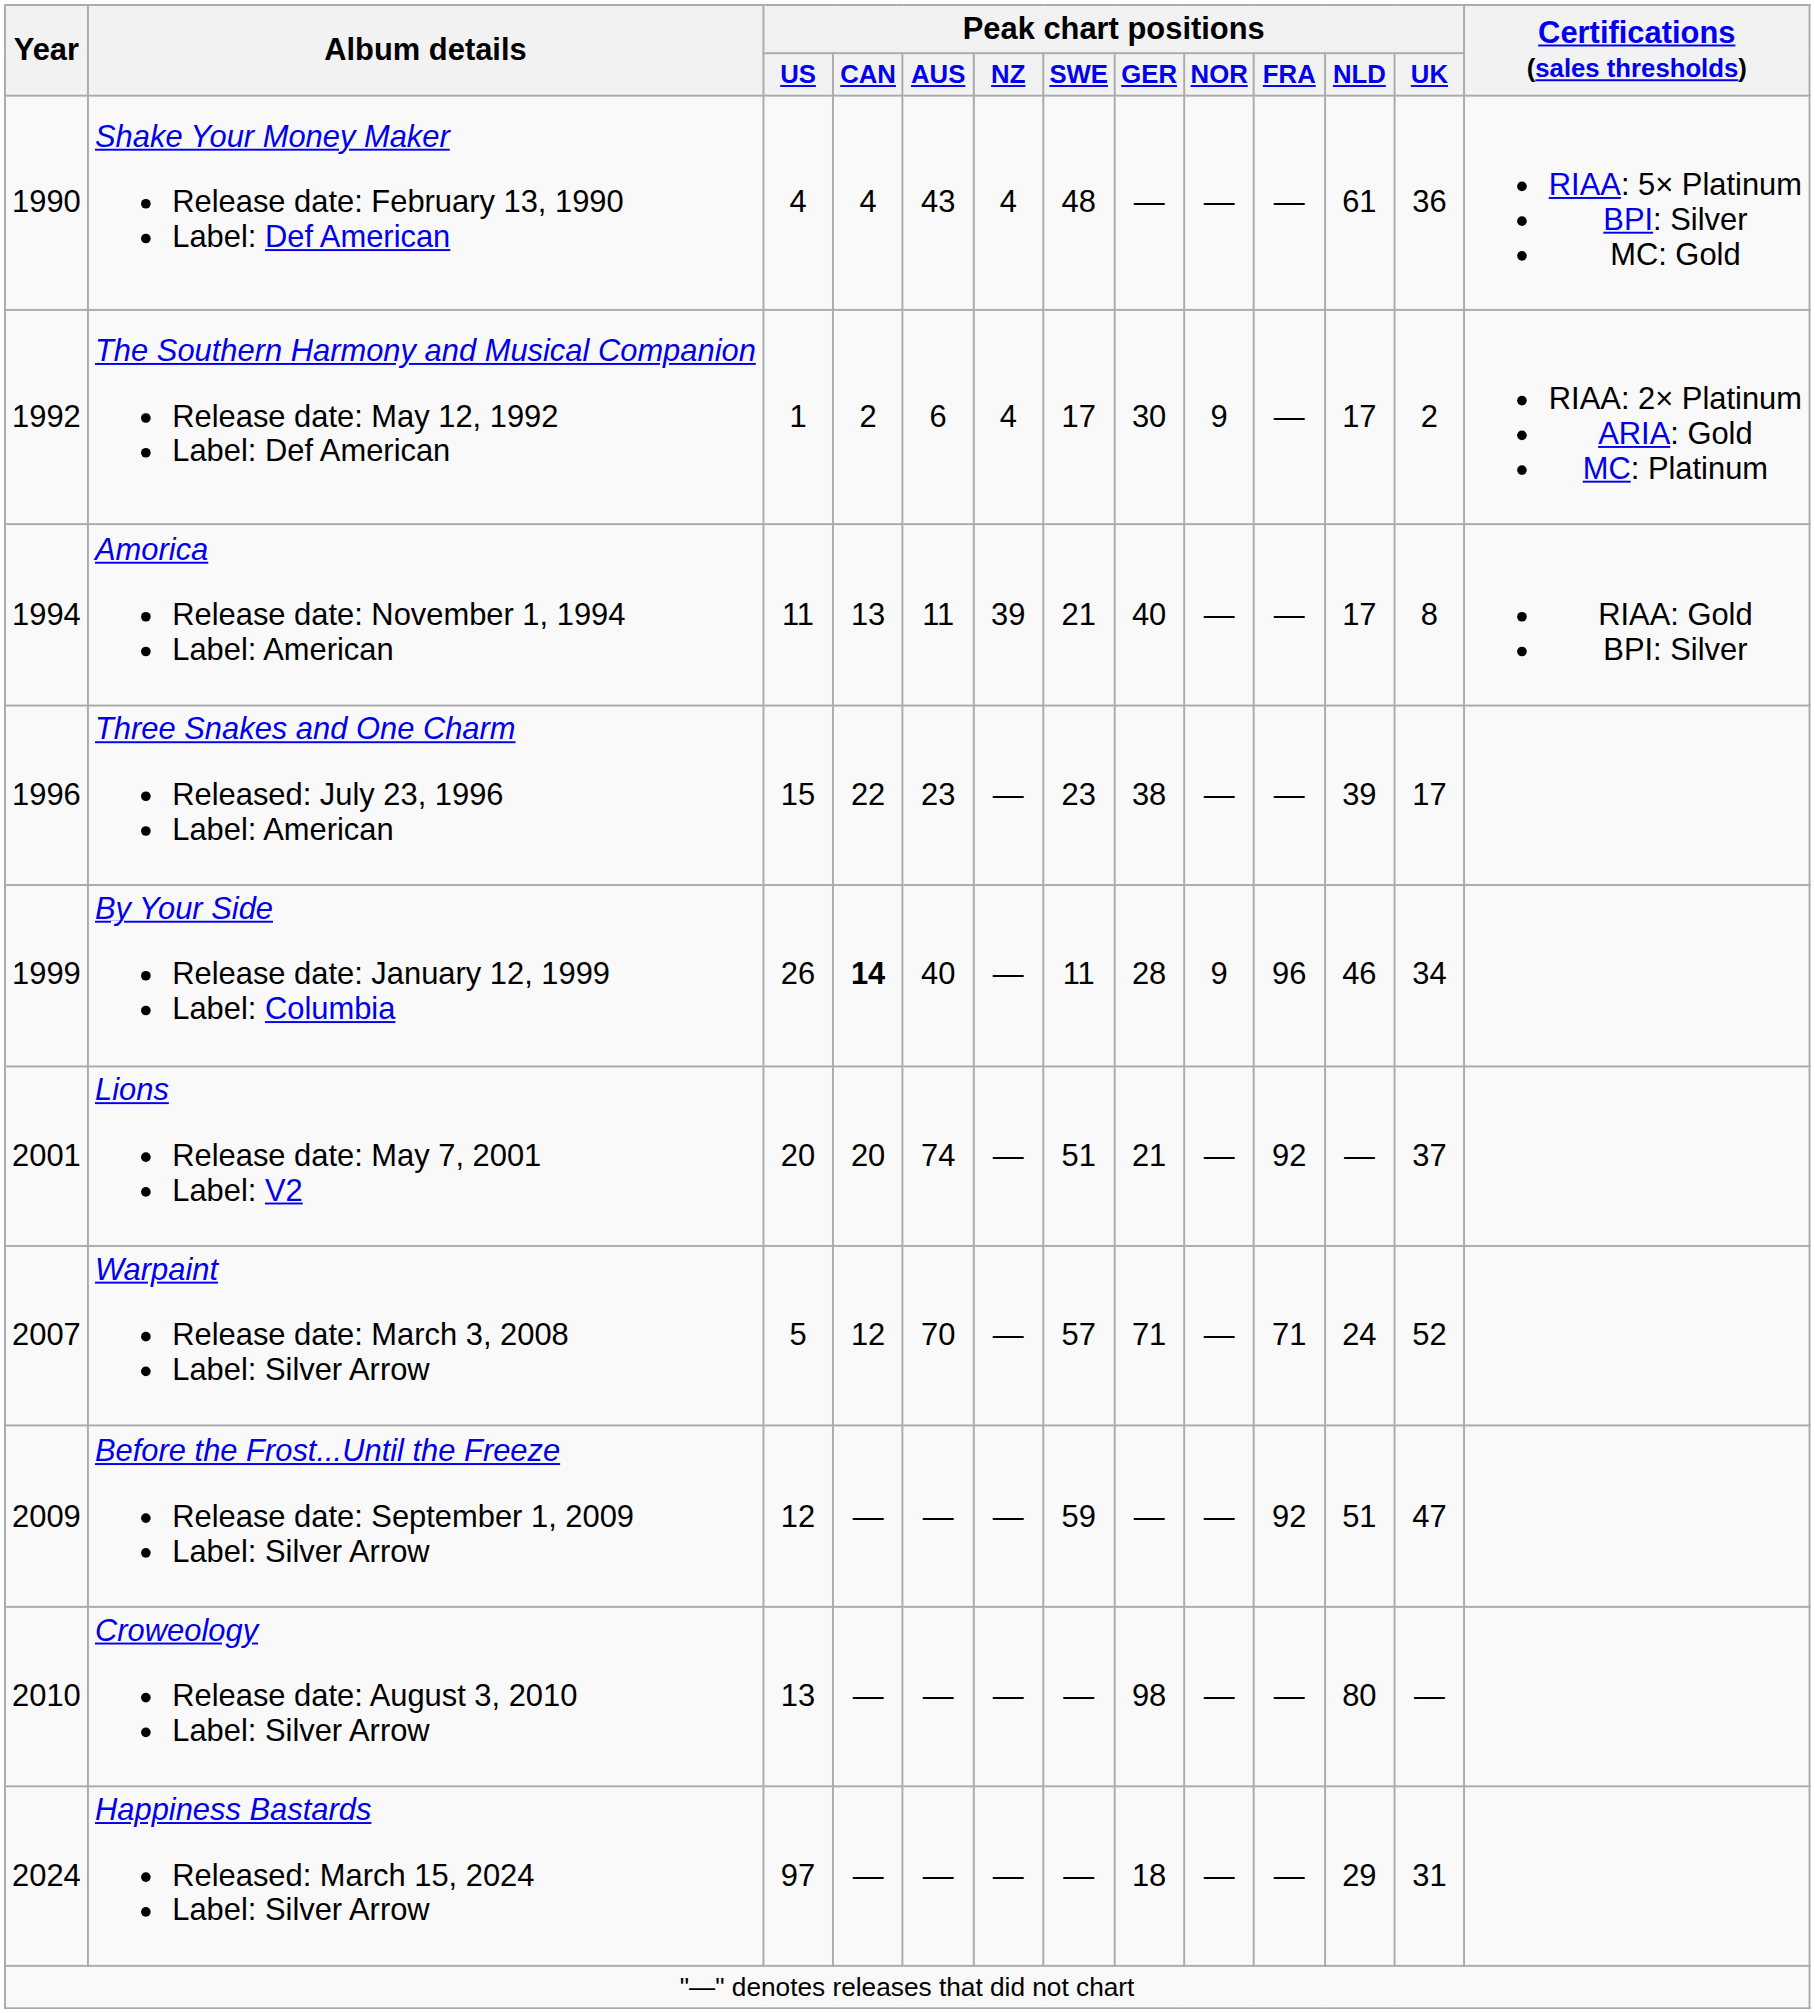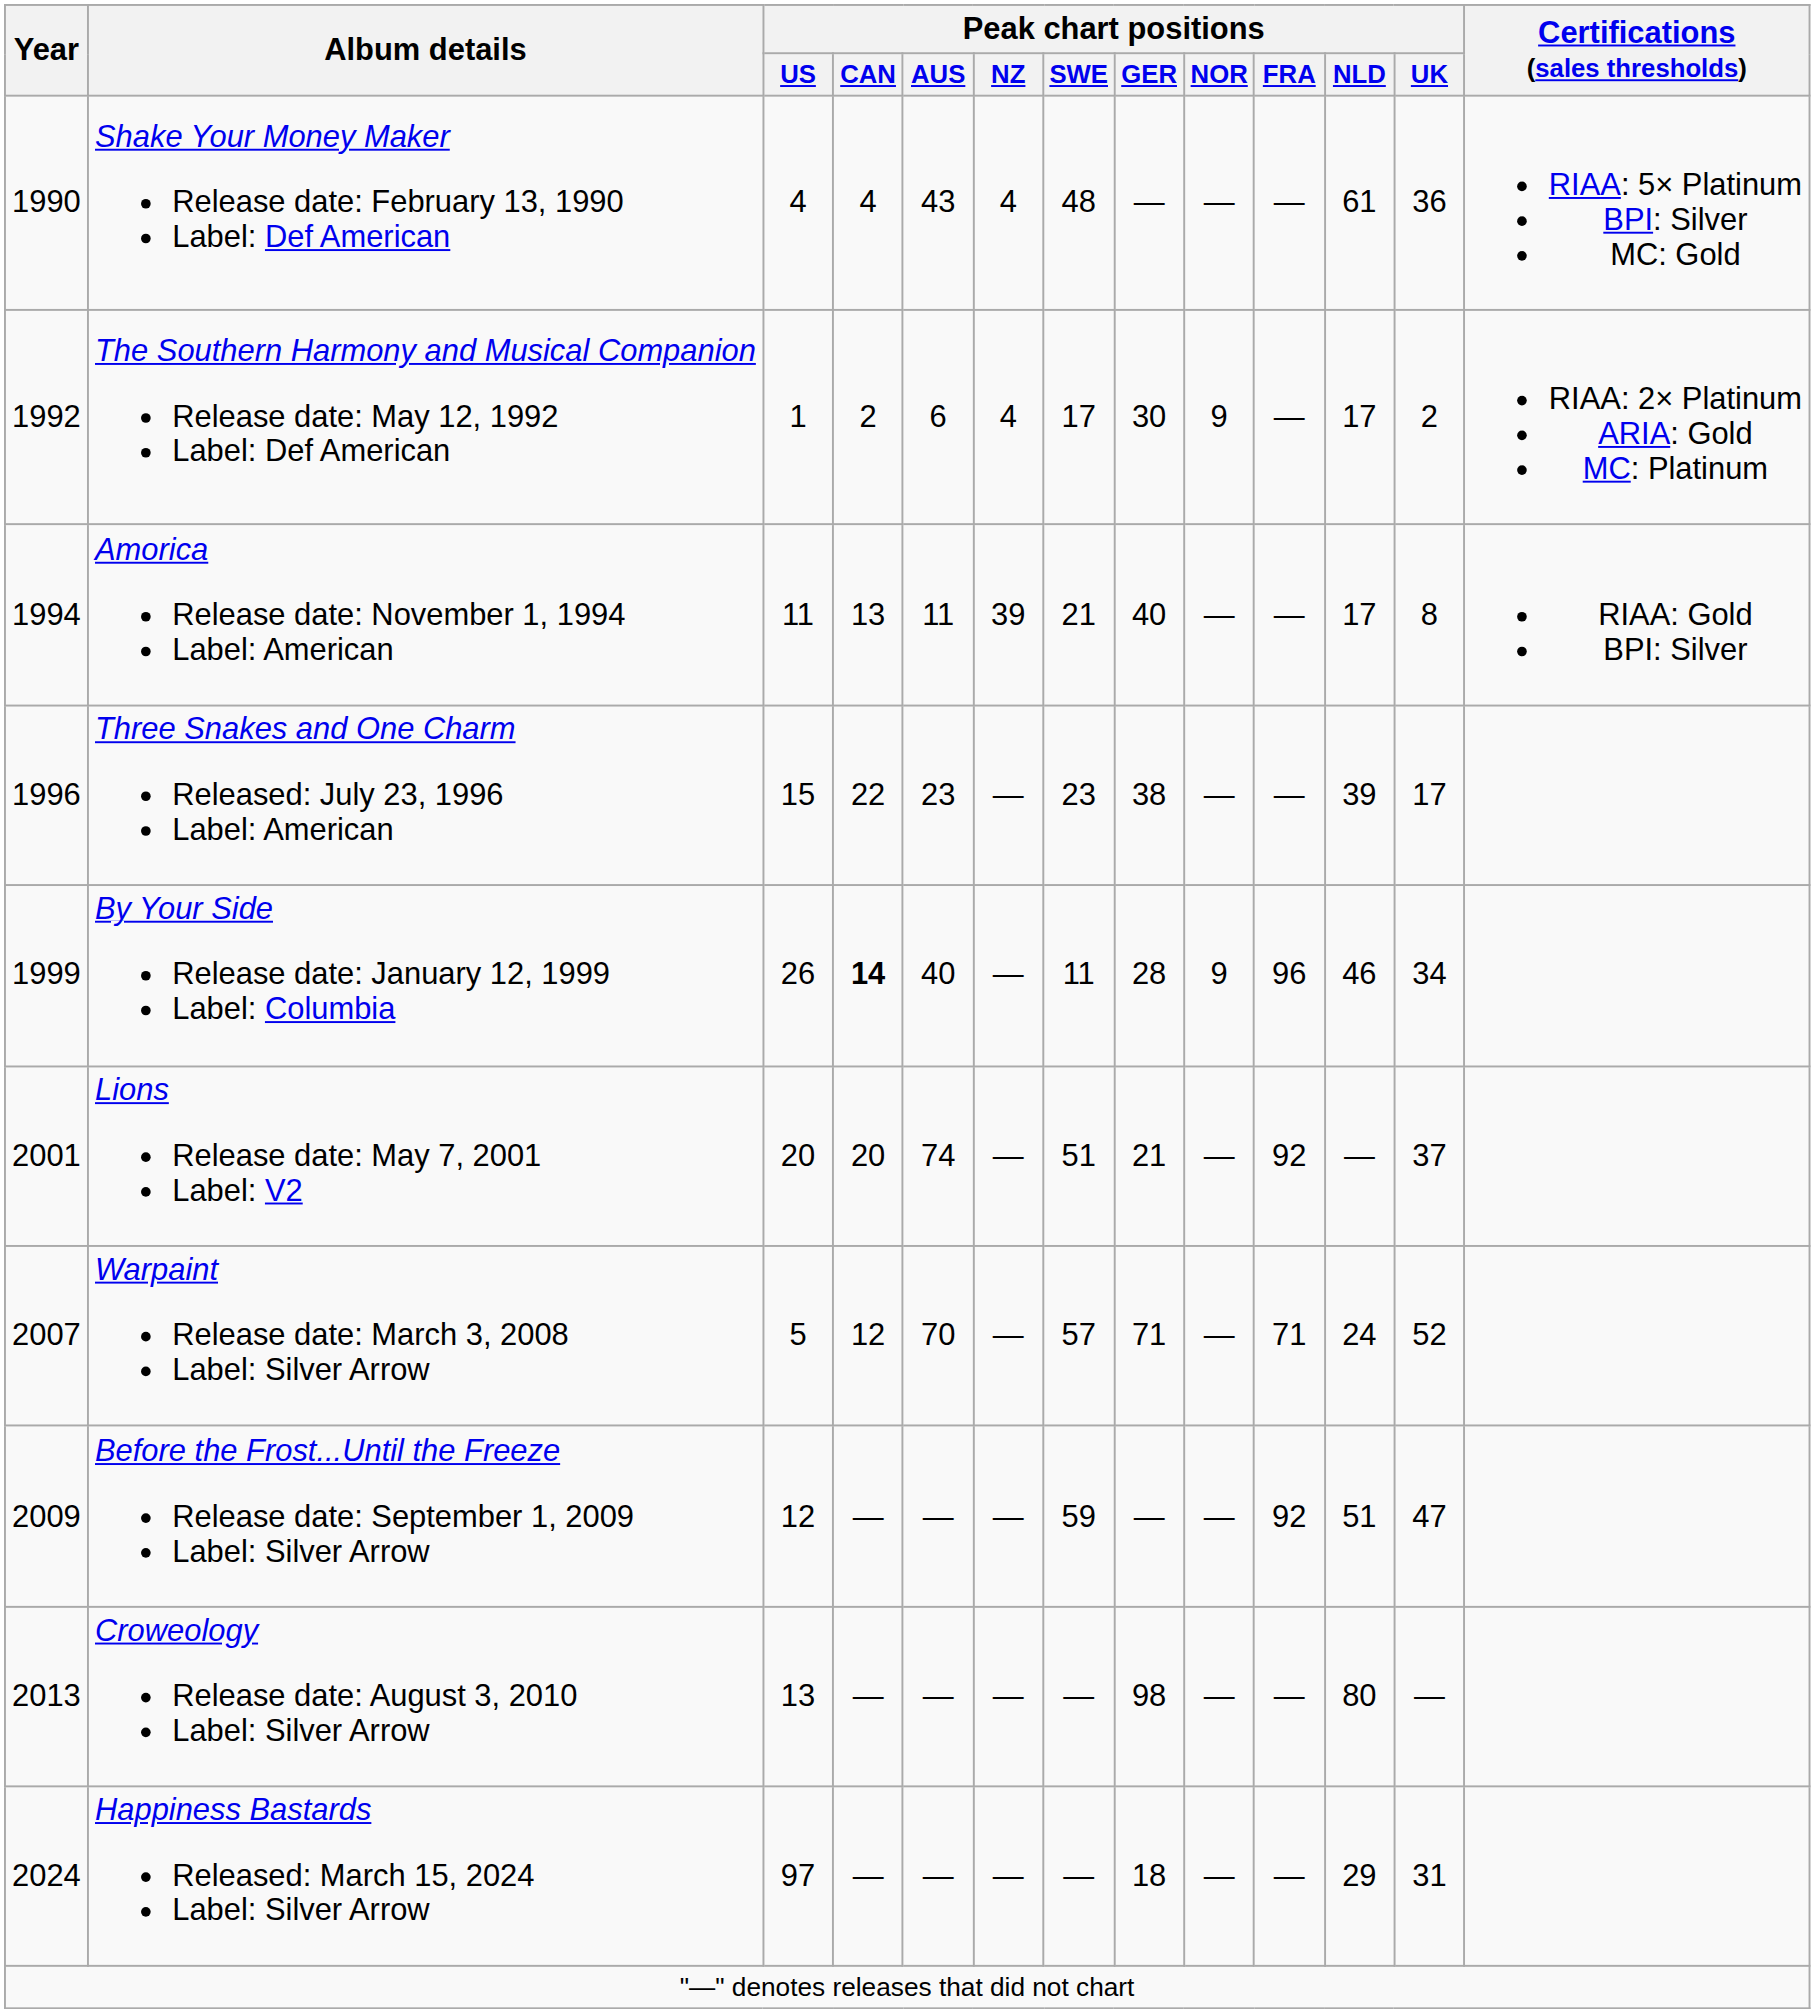(46, 1695) 2010 -> (46, 1695) 2013
